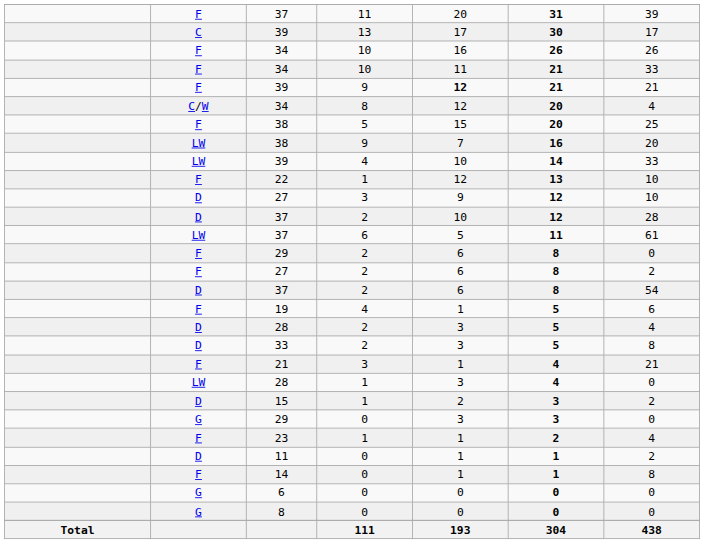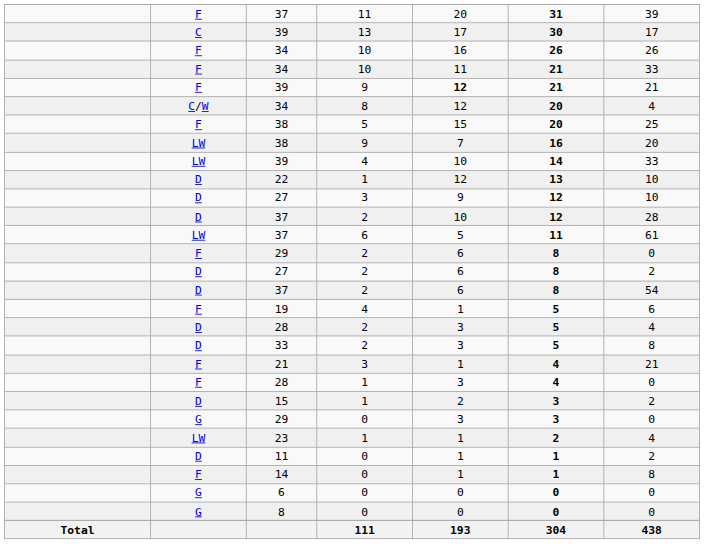(198, 180) F -> (198, 180) D
(198, 272) F -> (198, 272) D
(198, 382) LW -> (198, 382) F
(198, 438) F -> (198, 438) LW
